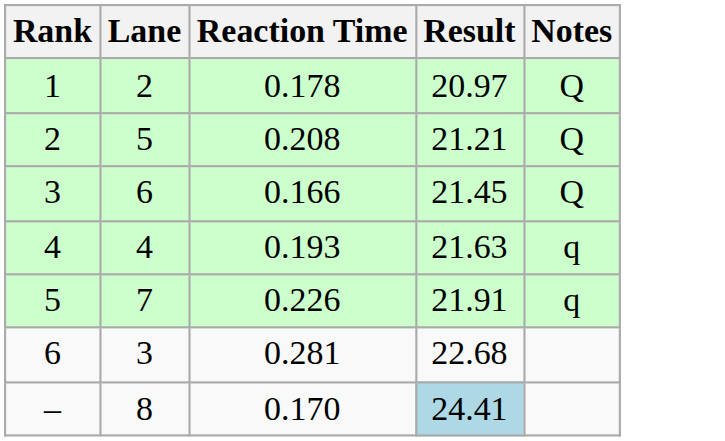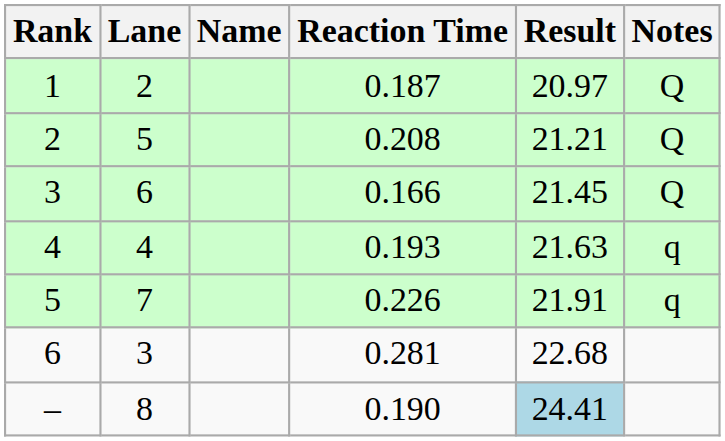+ column: (239, 31)
(302, 85) 0.178 -> (403, 85) 0.187
(302, 407) 0.170 -> (403, 407) 0.190
